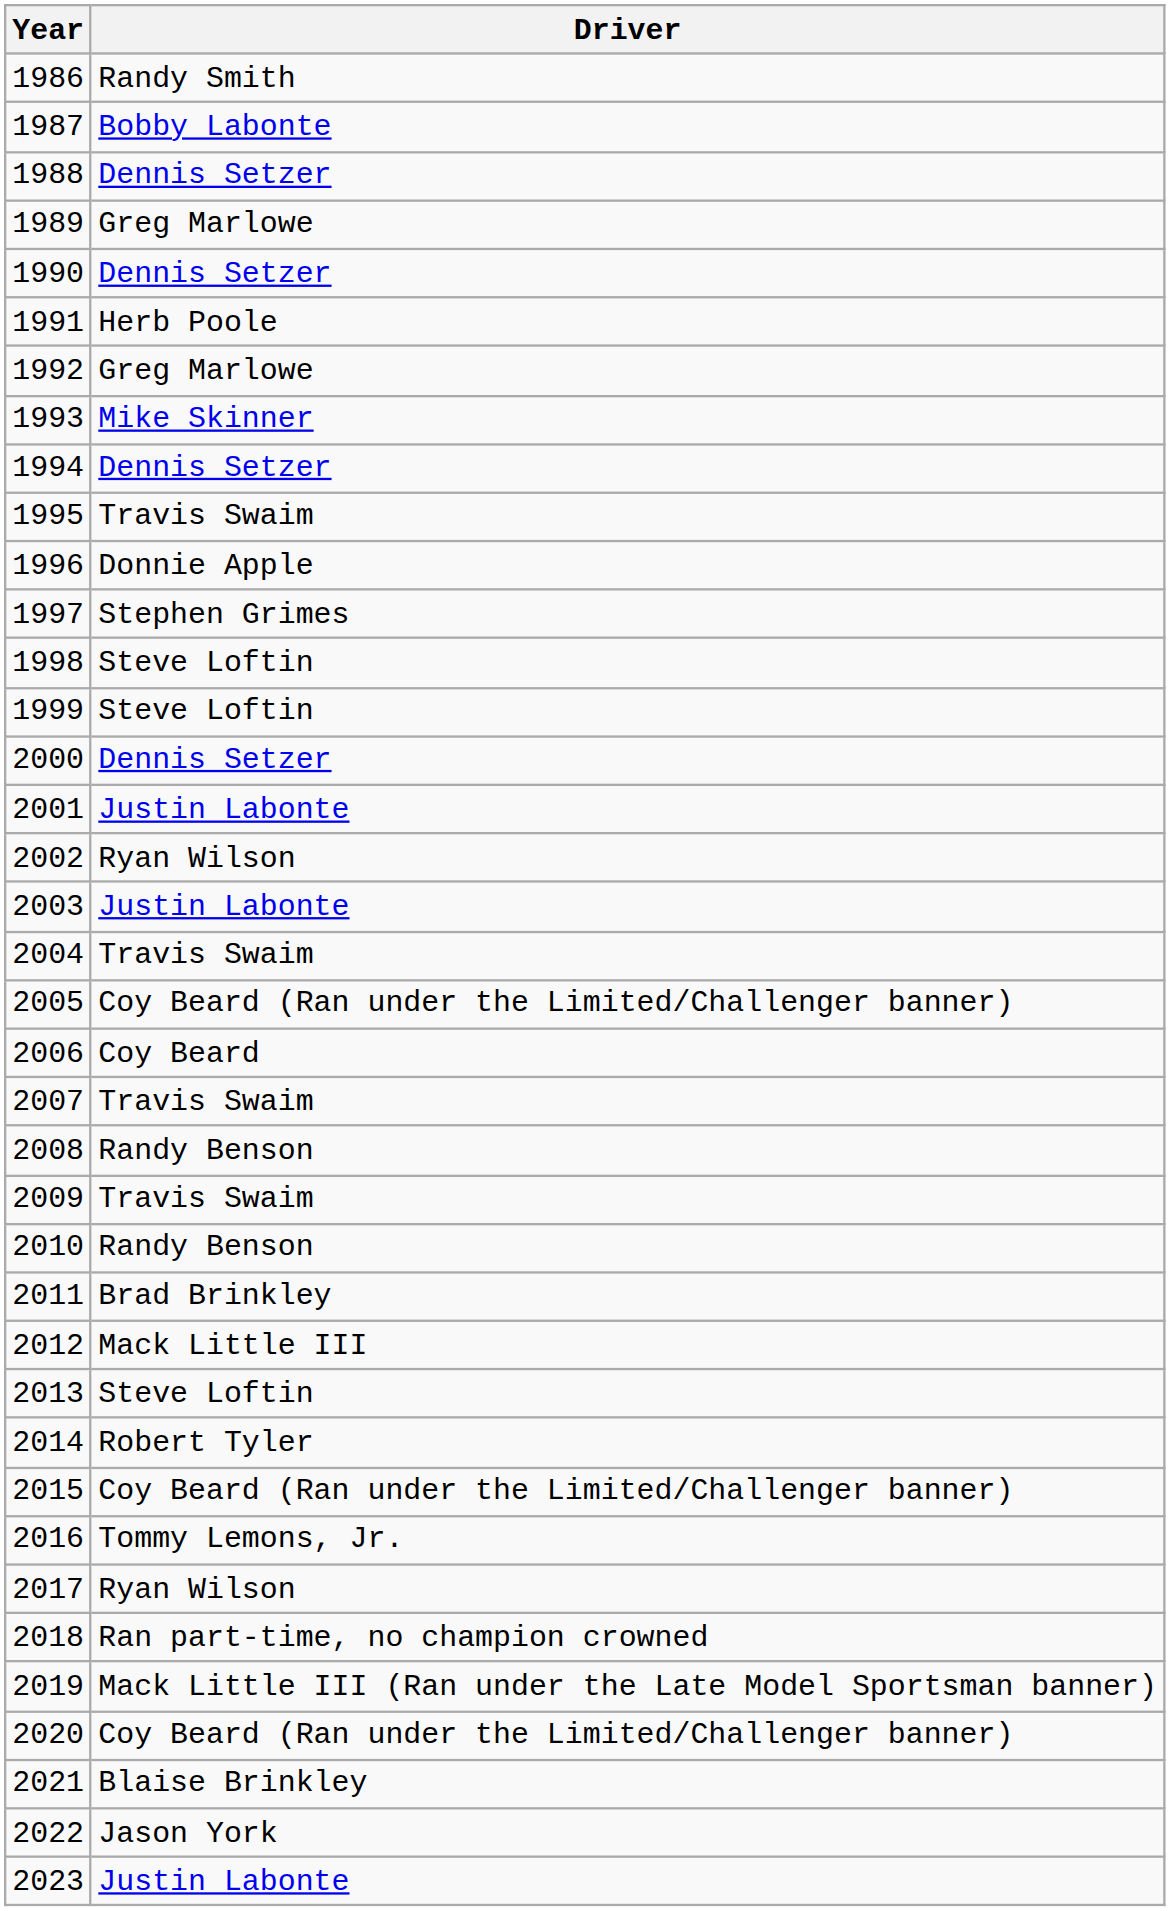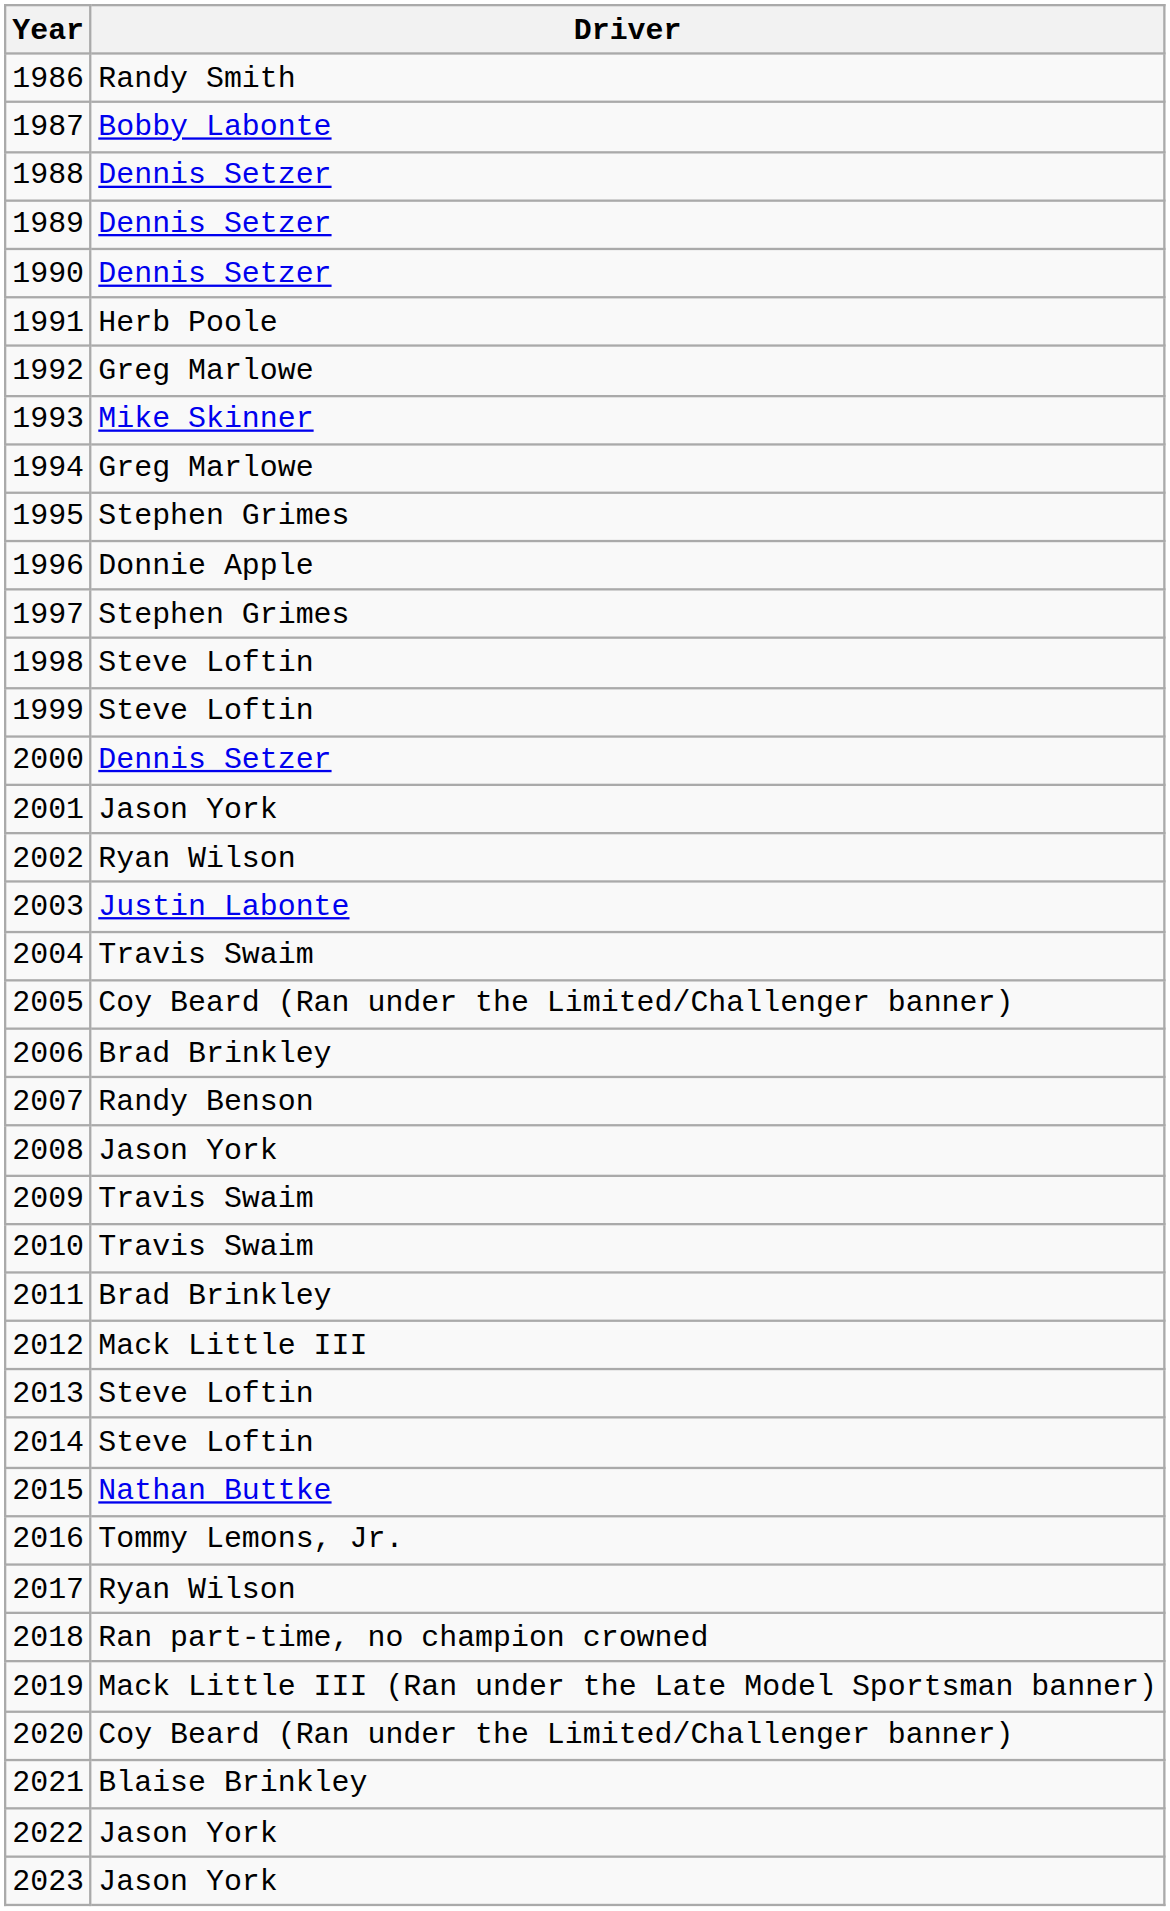(206, 224) Greg Marlowe -> (215, 224) Dennis Setzer
(215, 468) Dennis Setzer -> (206, 468) Greg Marlowe
(206, 517) Travis Swaim -> (224, 517) Stephen Grimes
(224, 809) Justin Labonte -> (188, 809) Jason York
(179, 1053) Coy Beard -> (215, 1053) Brad Brinkley
(206, 1102) Travis Swaim -> (206, 1102) Randy Benson
(206, 1150) Randy Benson -> (188, 1150) Jason York
(206, 1248) Randy Benson -> (206, 1248) Travis Swaim
(206, 1443) Robert Tyler -> (206, 1443) Steve Loftin
(556, 1491) Coy Beard (Ran under the Limited/Challenger banner) -> (215, 1491) Nathan Buttke
(224, 1881) Justin Labonte -> (188, 1881) Jason York
